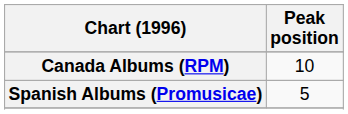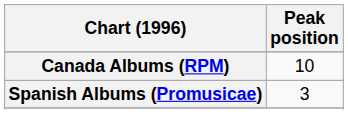(305, 94) 5 -> (305, 94) 3
